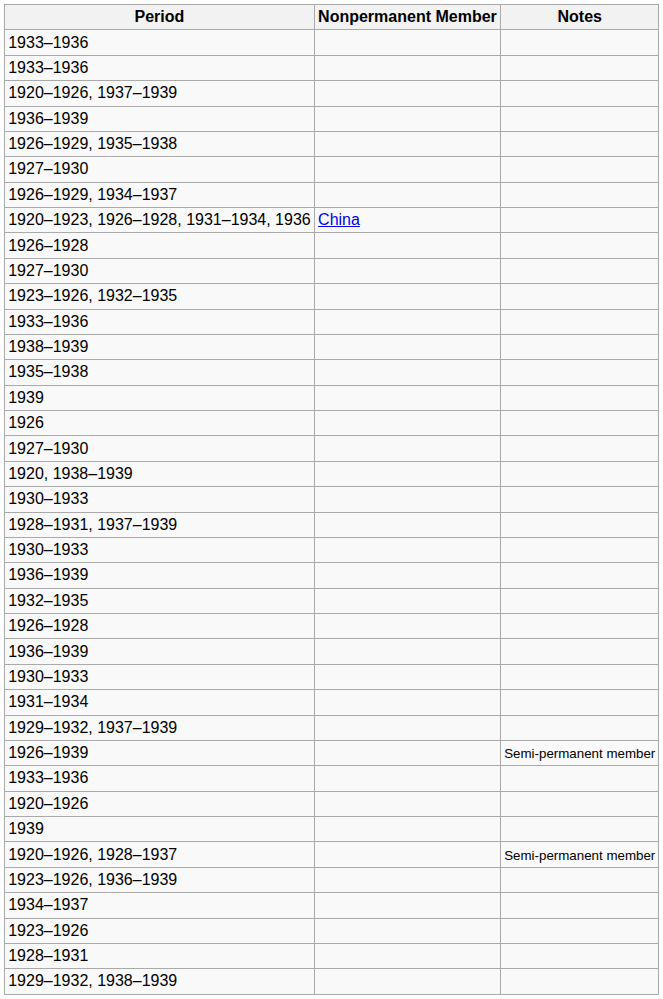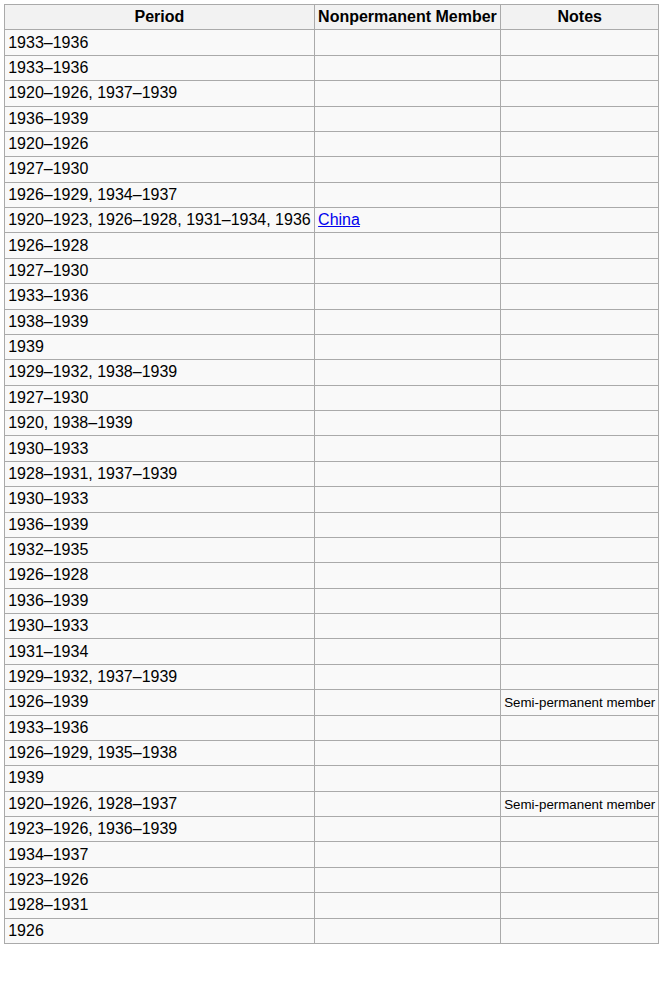rows swapped: (48, 803) <-> (93, 144)
- row: (93, 296)
- row: (48, 372)
rows swapped: (26, 423) <-> (93, 981)
